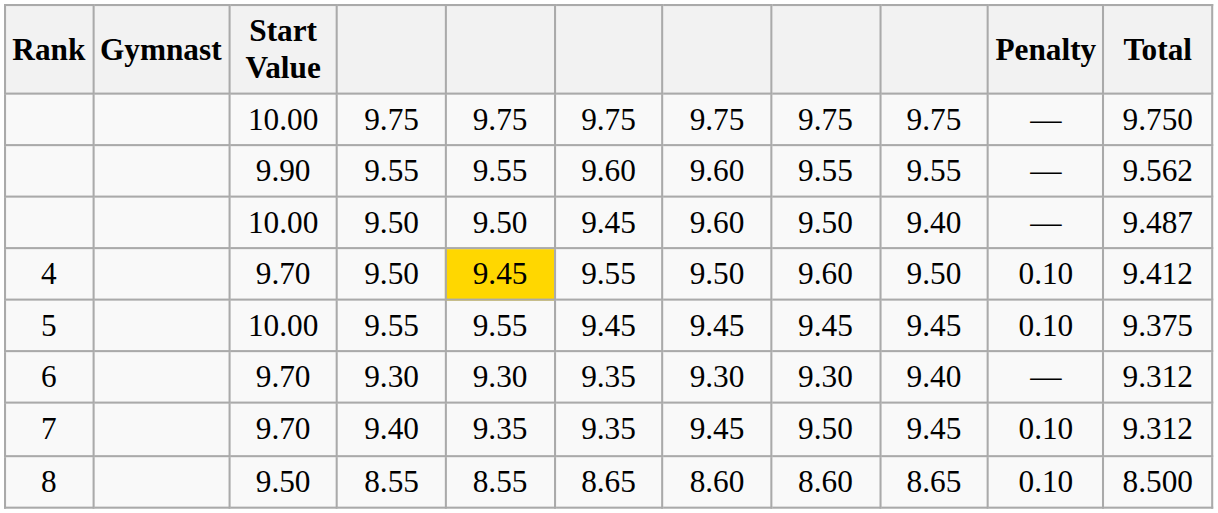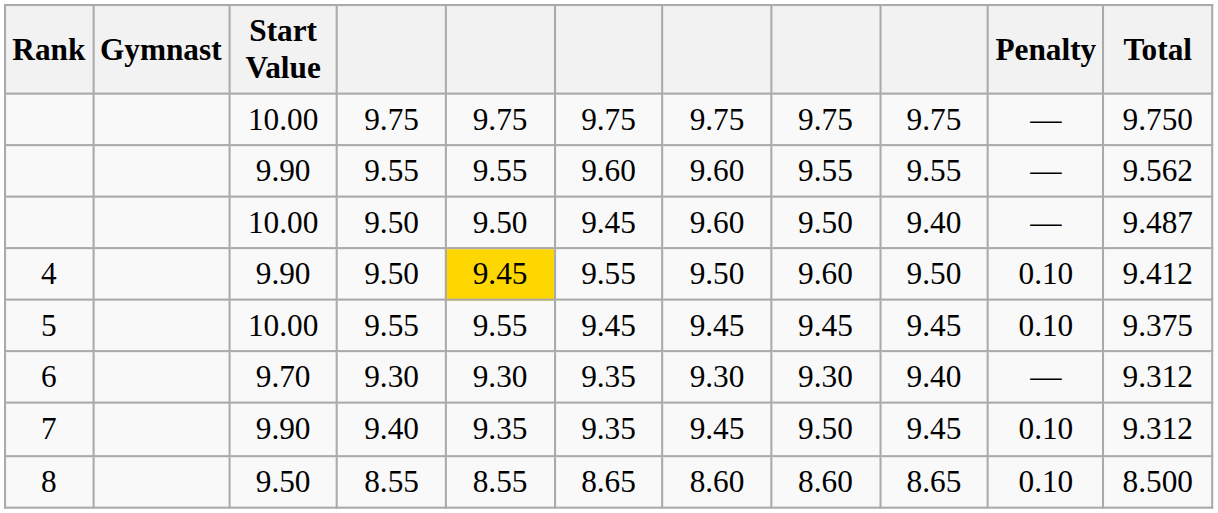(283, 274) 9.70 -> (283, 274) 9.90
(283, 428) 9.70 -> (283, 428) 9.90
